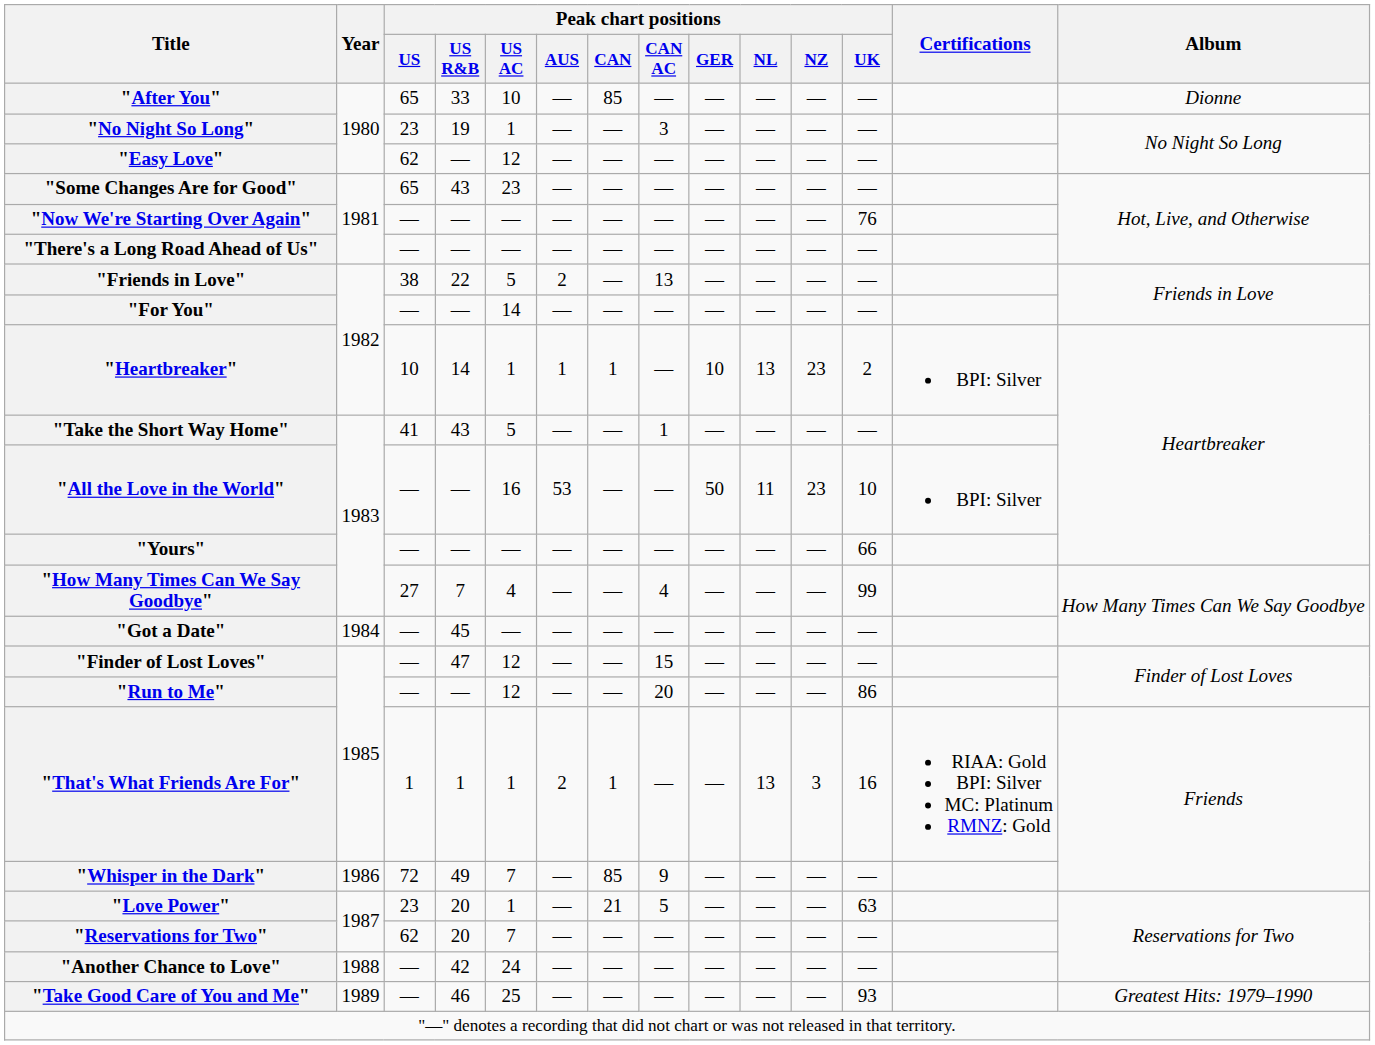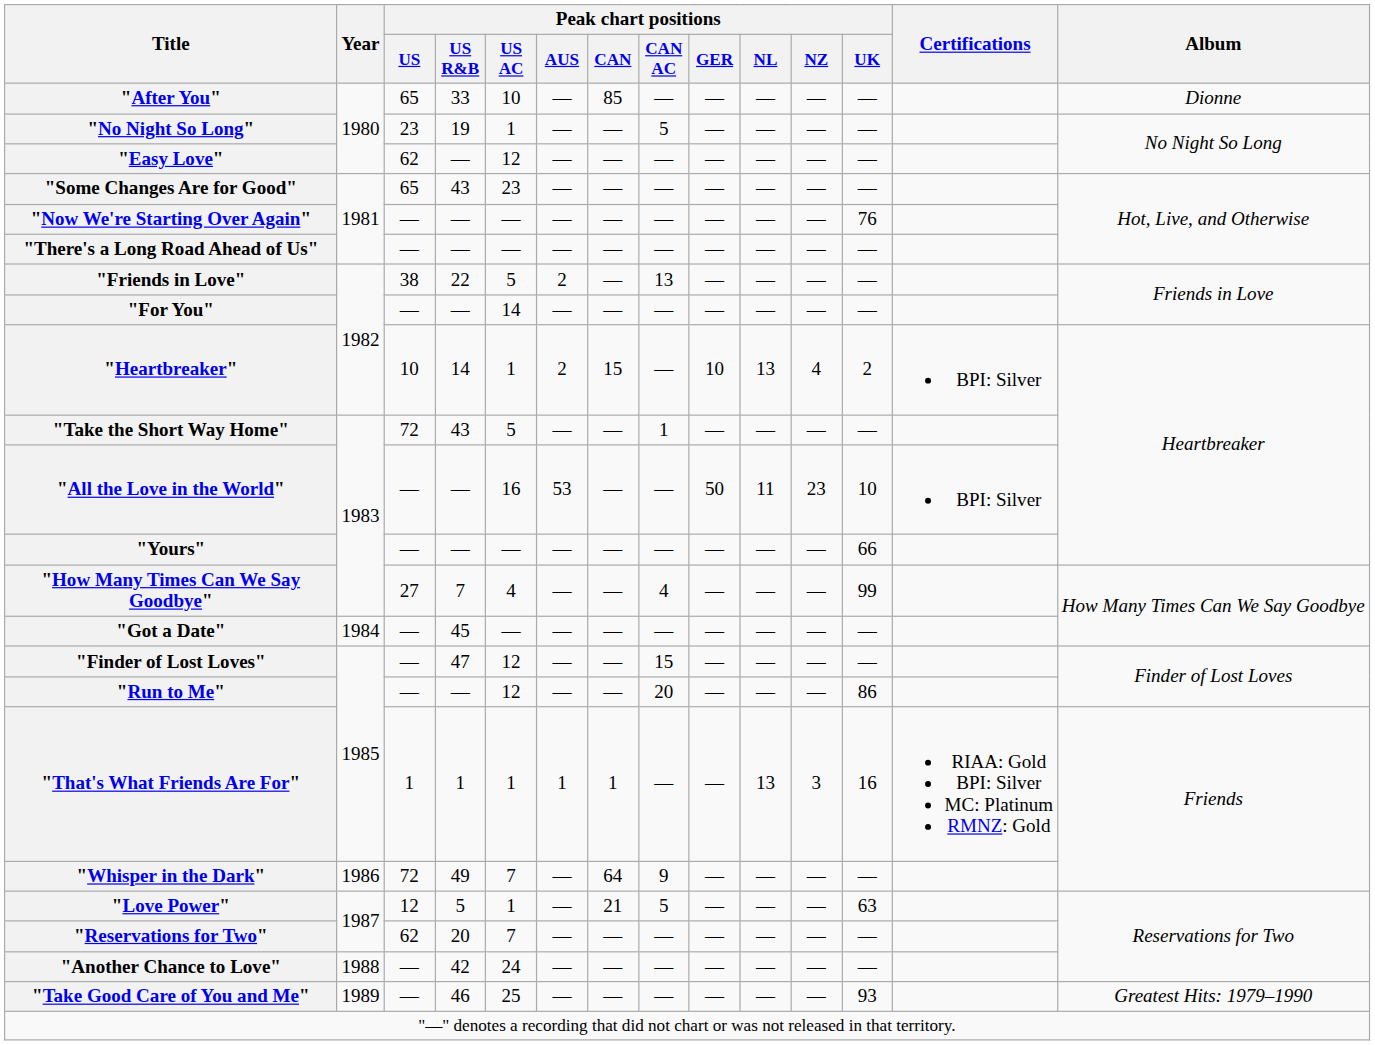(664, 128) 3 -> (664, 128) 5
(562, 369) 1 -> (562, 369) 2
(613, 369) 1 -> (613, 369) 15
(816, 369) 23 -> (816, 369) 4
(409, 429) 41 -> (409, 429) 72
(562, 783) 2 -> (562, 783) 1
(613, 875) 85 -> (613, 875) 64
(409, 905) 23 -> (409, 905) 12
(460, 905) 20 -> (460, 905) 5
